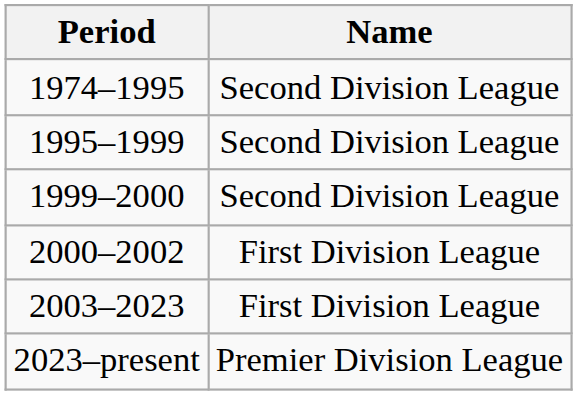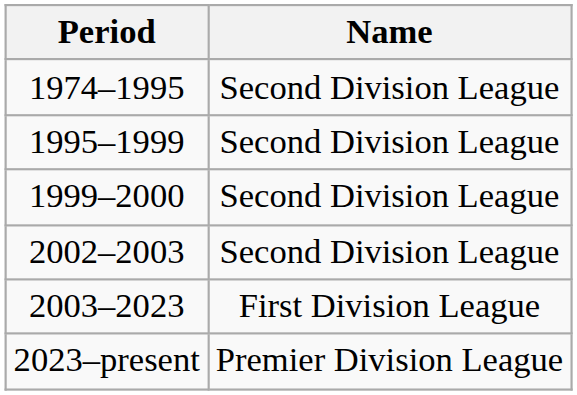- row: (107, 251)
+ row: (107, 251)
